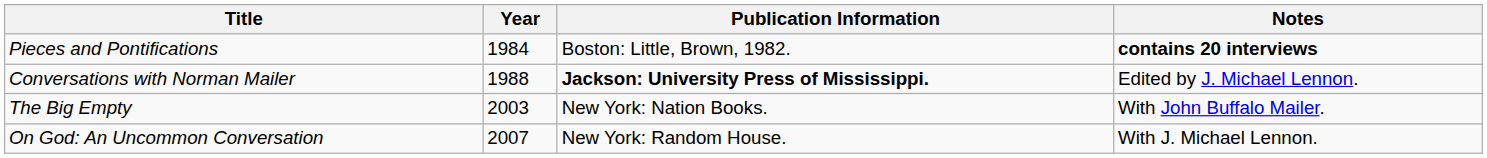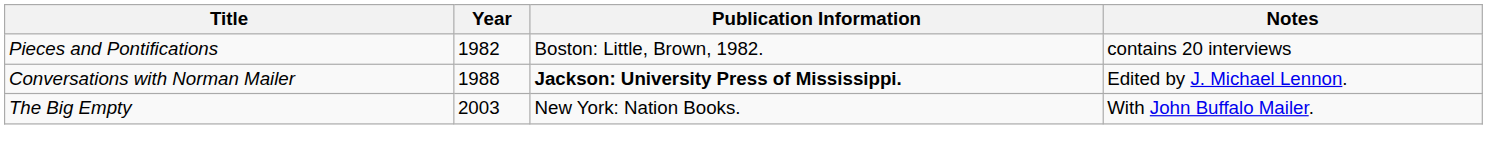(508, 49) 1984 -> (479, 49) 1982
(1218, 49) bold -> (1199, 49) normal
- row: (166, 138)
